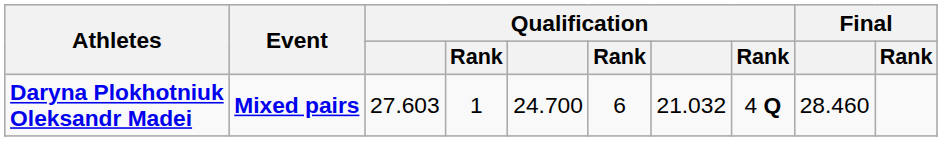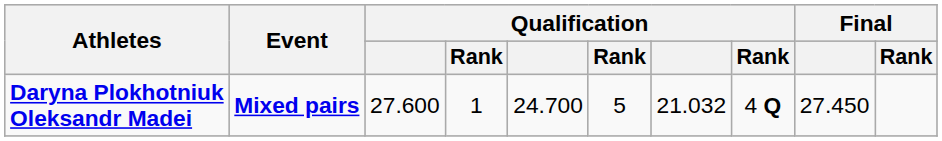(405, 106) 27.603 -> (405, 106) 27.600
(620, 106) 6 -> (620, 106) 5
(834, 106) 28.460 -> (834, 106) 27.450
